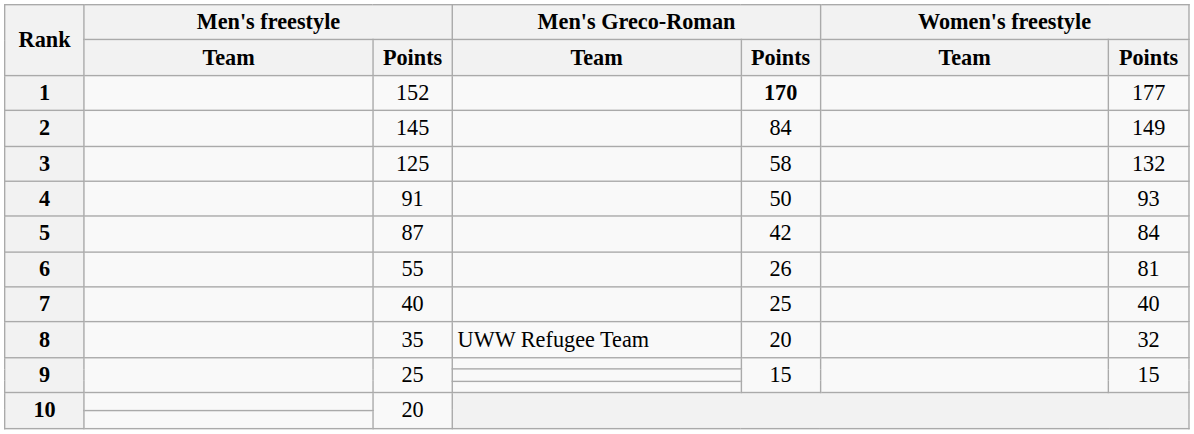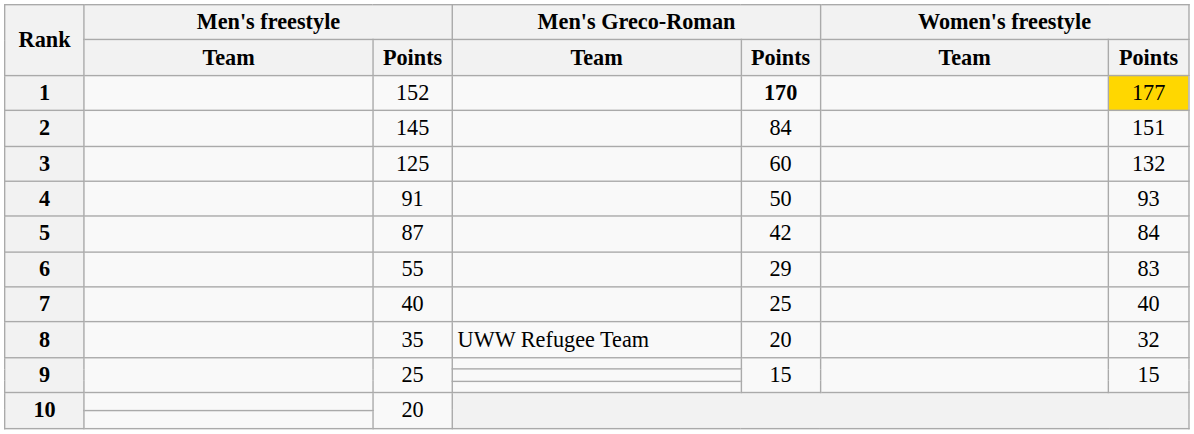(1149, 92) no background -> (1149, 92) gold background
(1149, 127) 149 -> (1149, 127) 151
(781, 163) 58 -> (781, 163) 60
(781, 269) 26 -> (781, 269) 29
(1149, 269) 81 -> (1149, 269) 83
